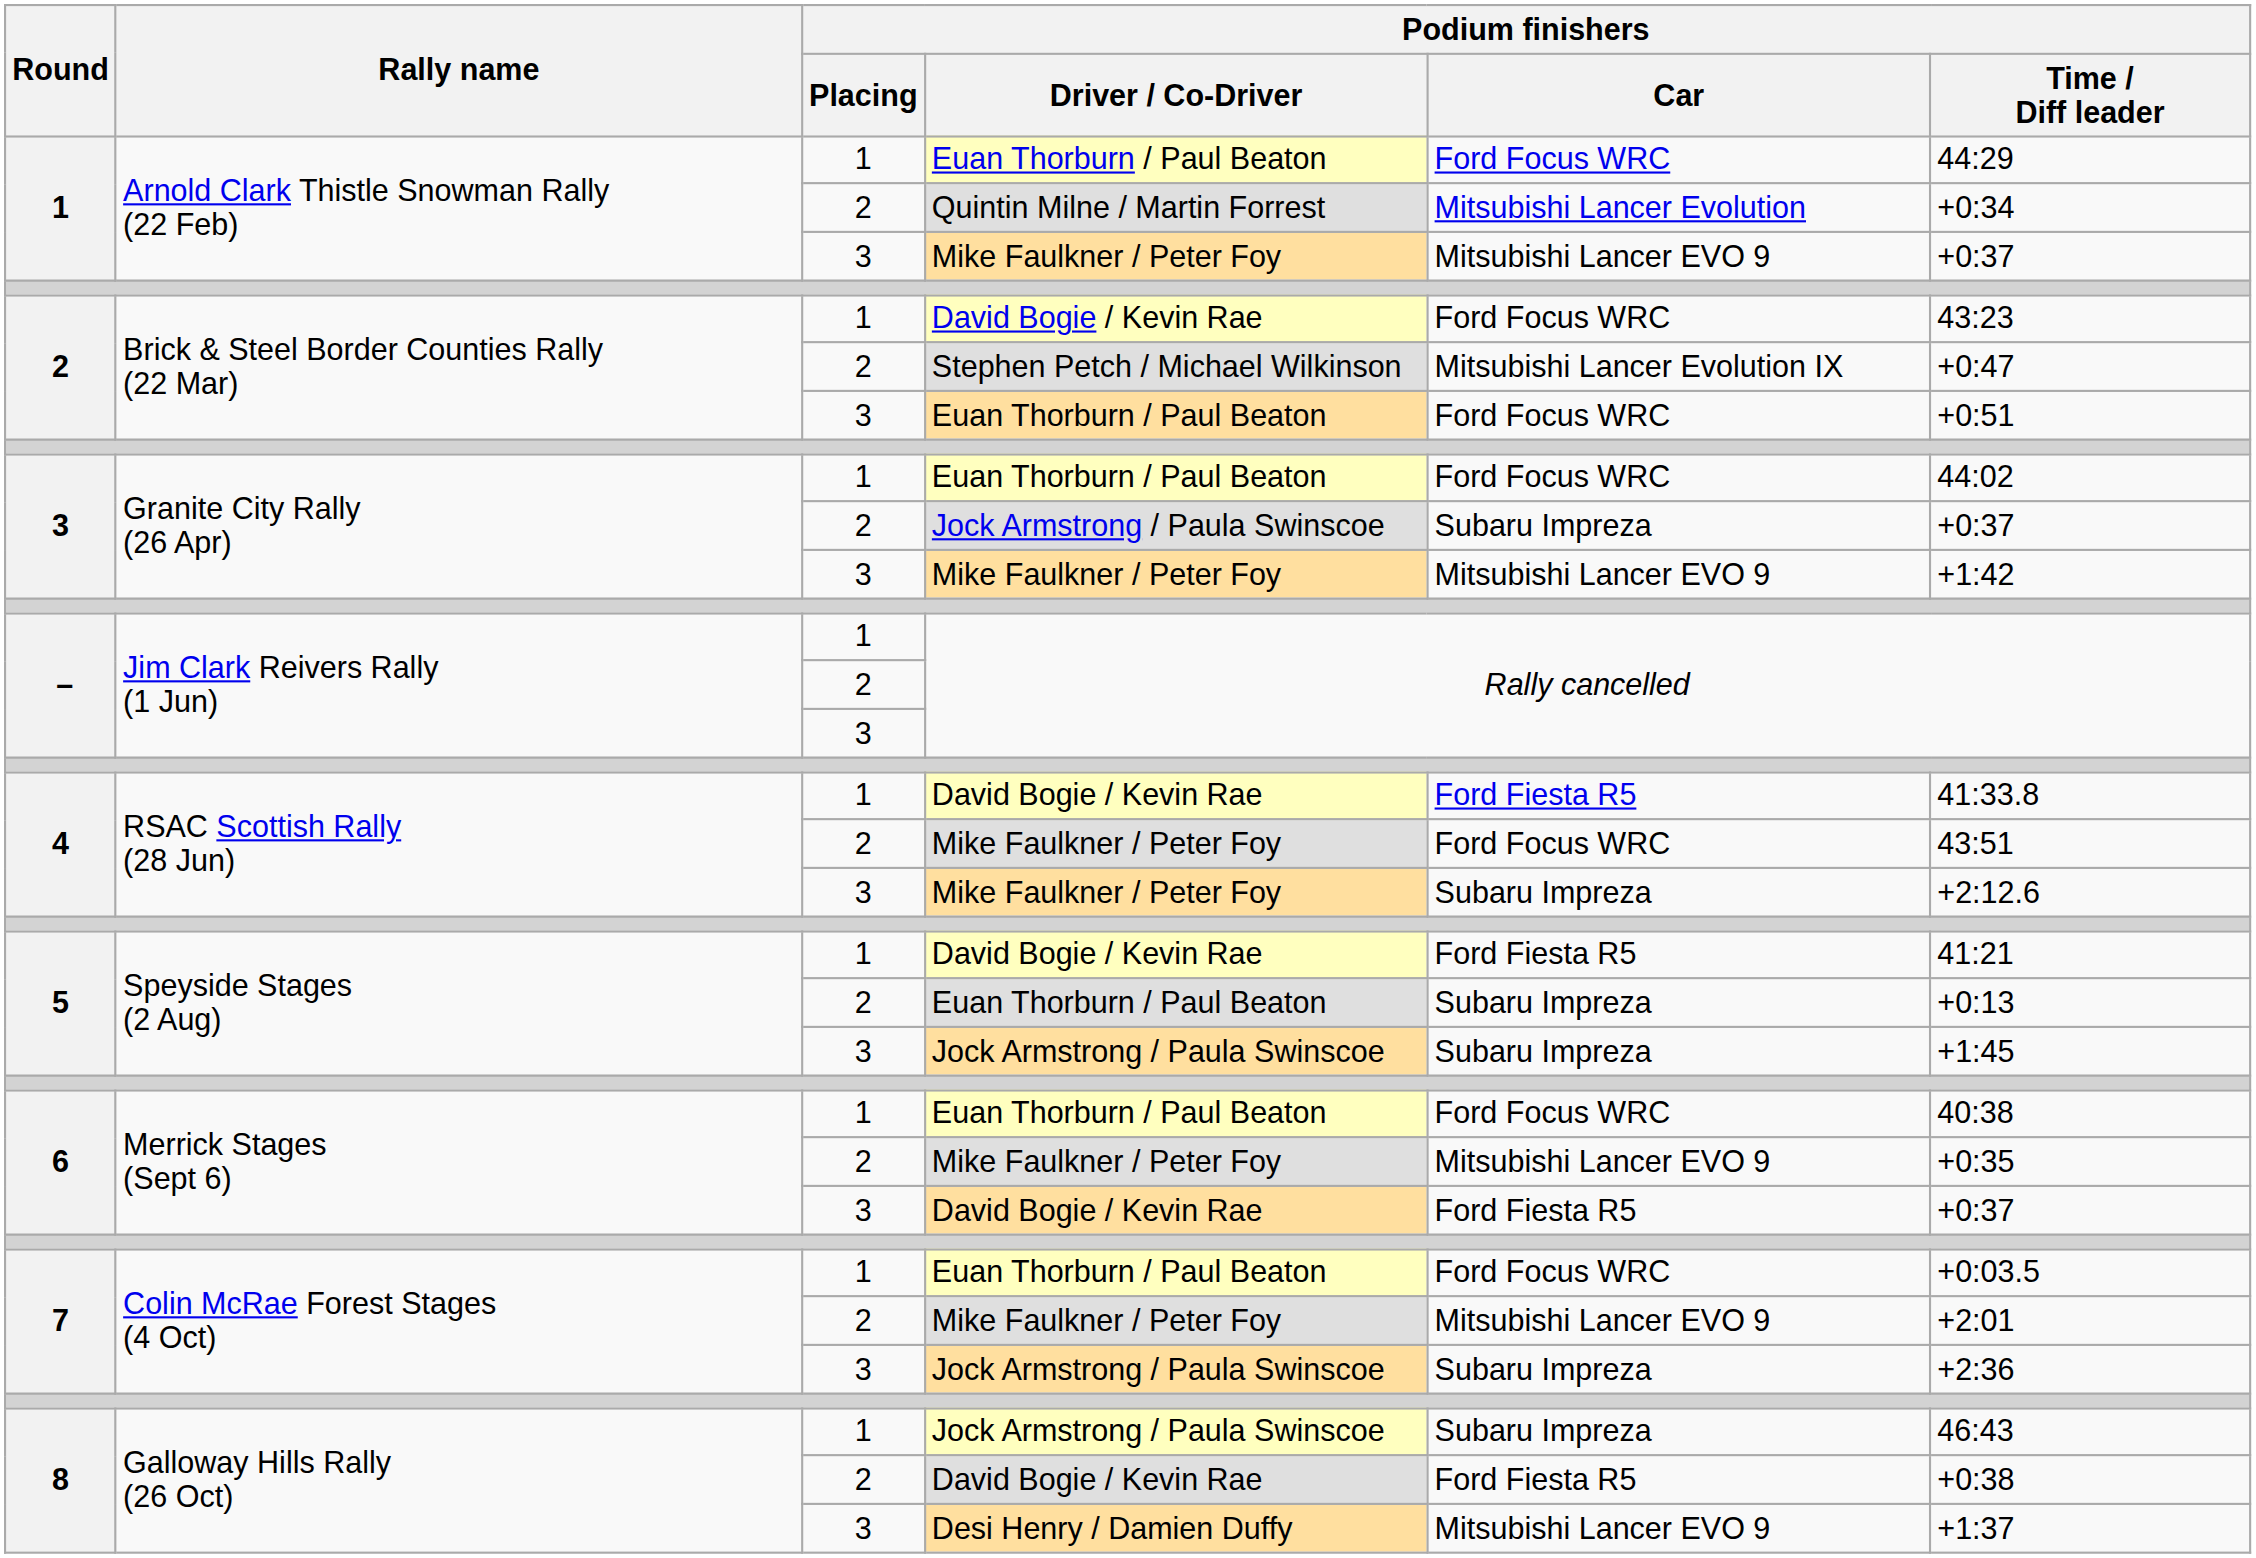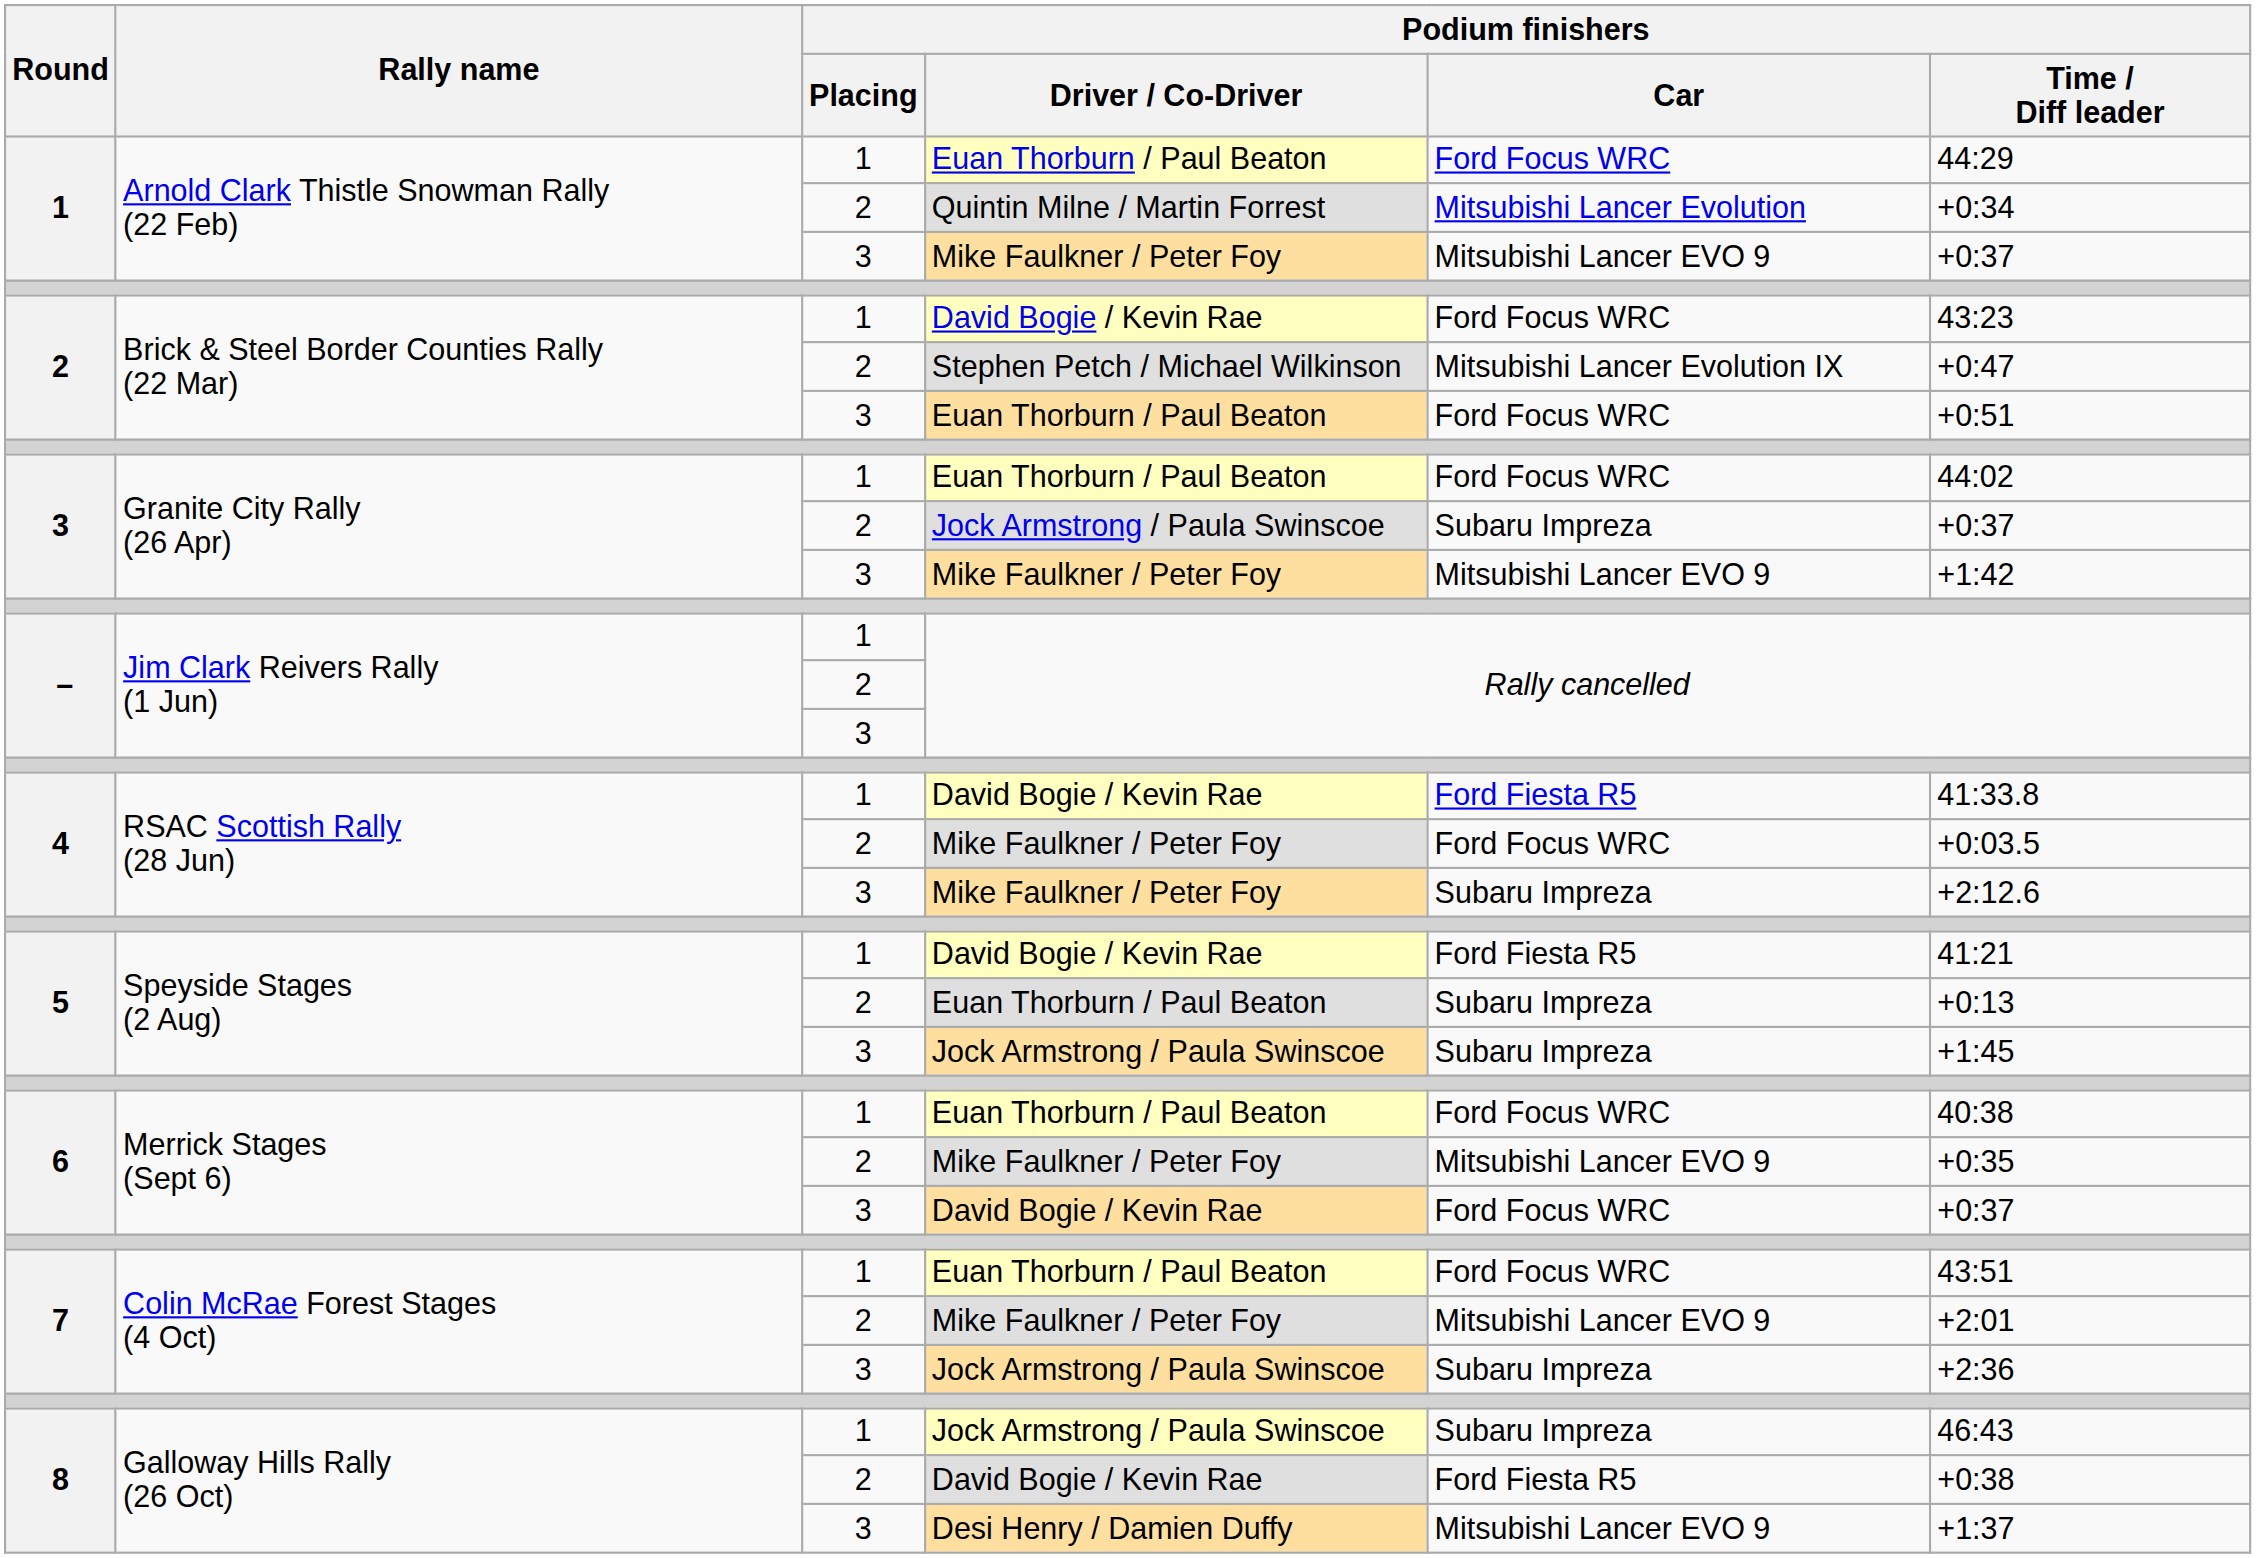(1976, 844) 43:51 -> (1989, 844) +0:03.5
(1535, 1210) Ford Fiesta R5 -> (1552, 1210) Ford Focus WRC
(1989, 1273) +0:03.5 -> (1976, 1273) 43:51
